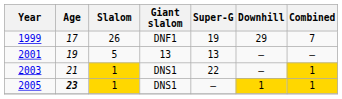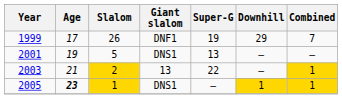(165, 55) 13 -> (165, 55) DNS1
(114, 70) 1 -> (114, 70) 2
(165, 70) DNS1 -> (165, 70) 13
